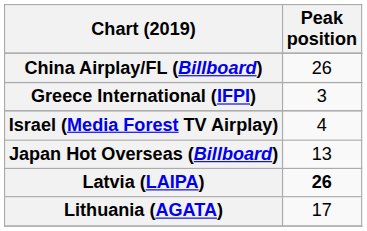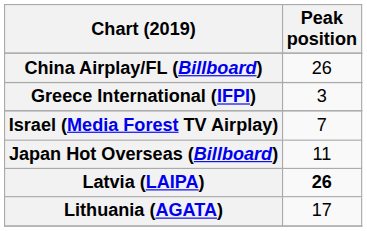(322, 125) 4 -> (322, 125) 7
(322, 153) 13 -> (322, 153) 11
